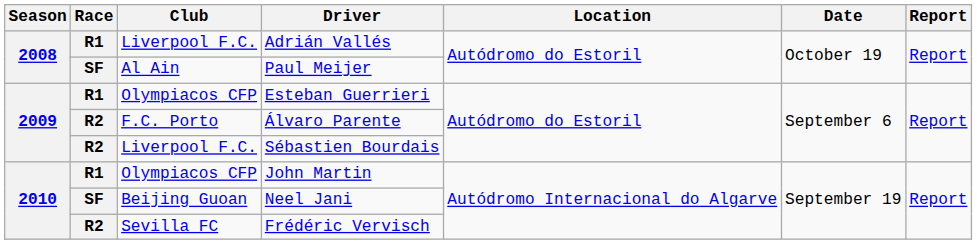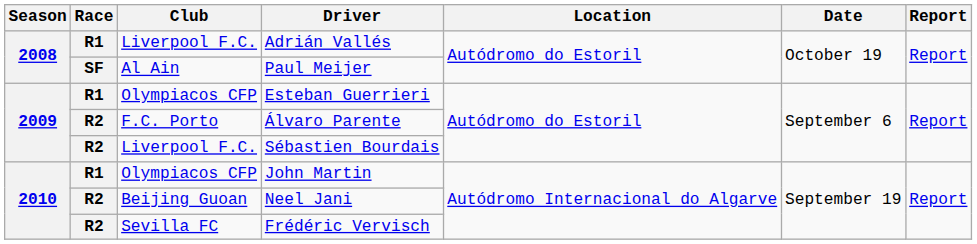(94, 201) SF -> (94, 201) R2
